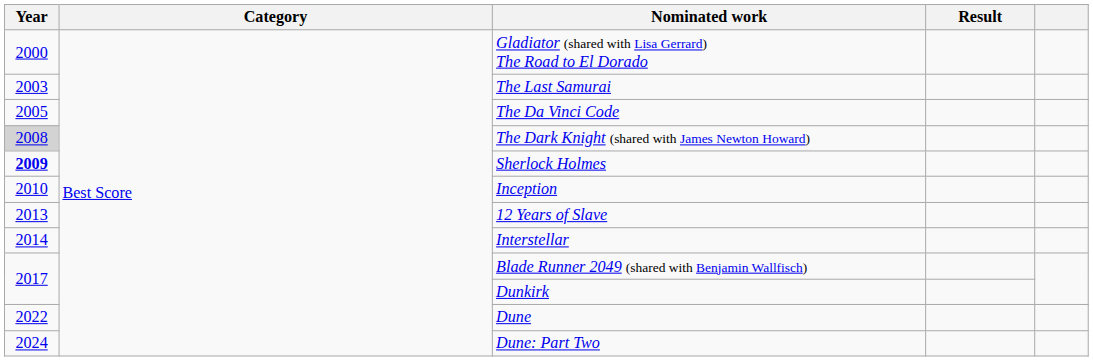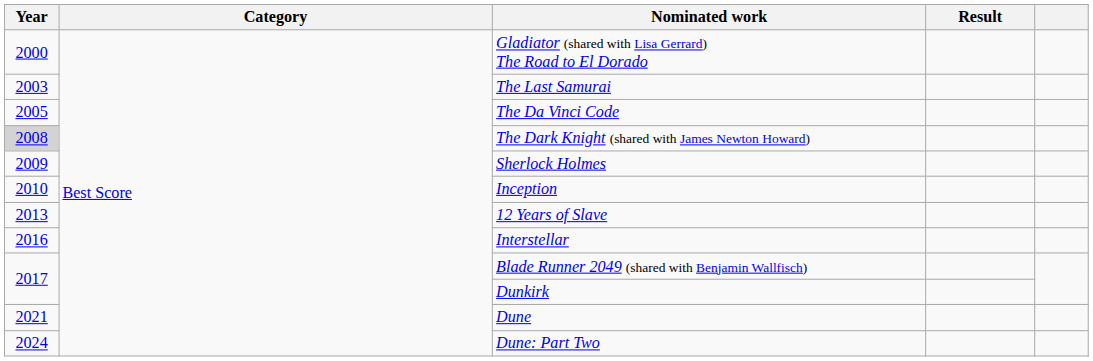(32, 163) bold -> (32, 163) normal
(32, 240) 2014 -> (32, 240) 2016
(32, 317) 2022 -> (32, 317) 2021
